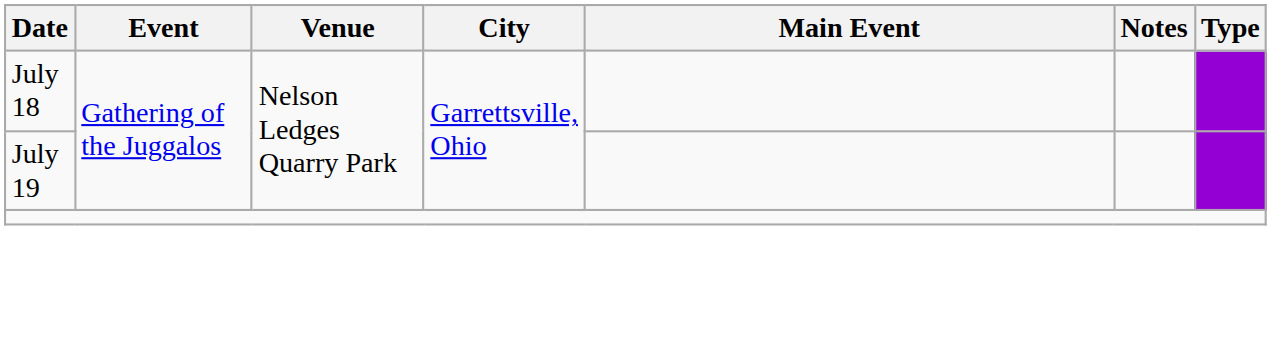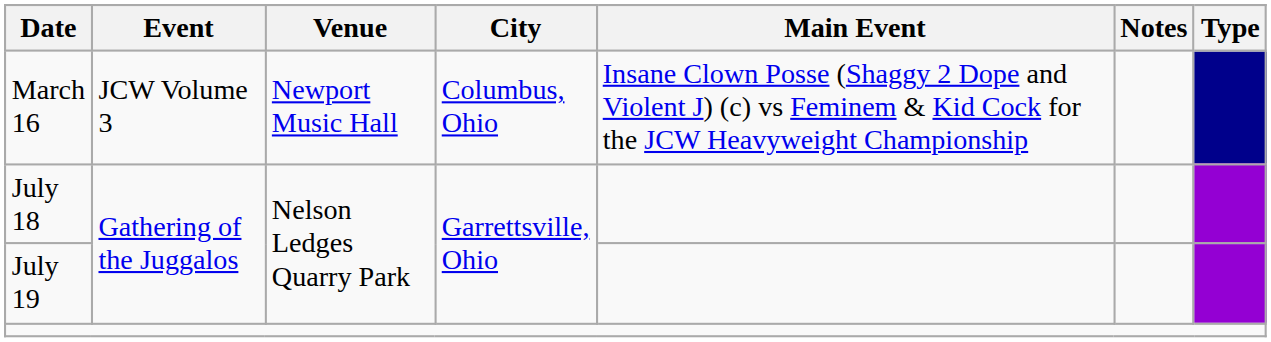+ row: (48, 106)
